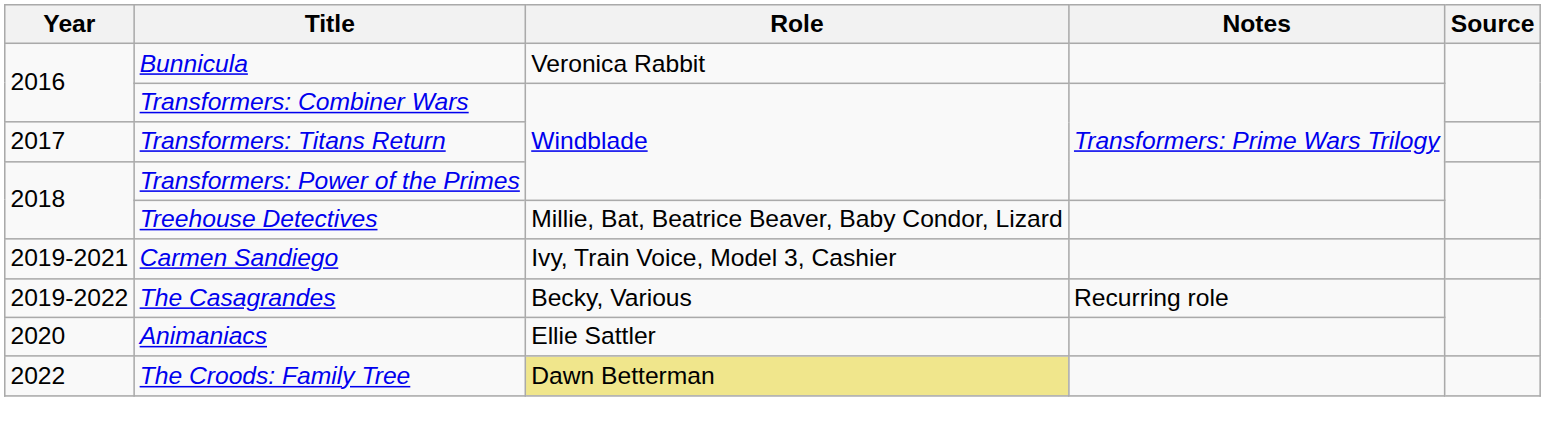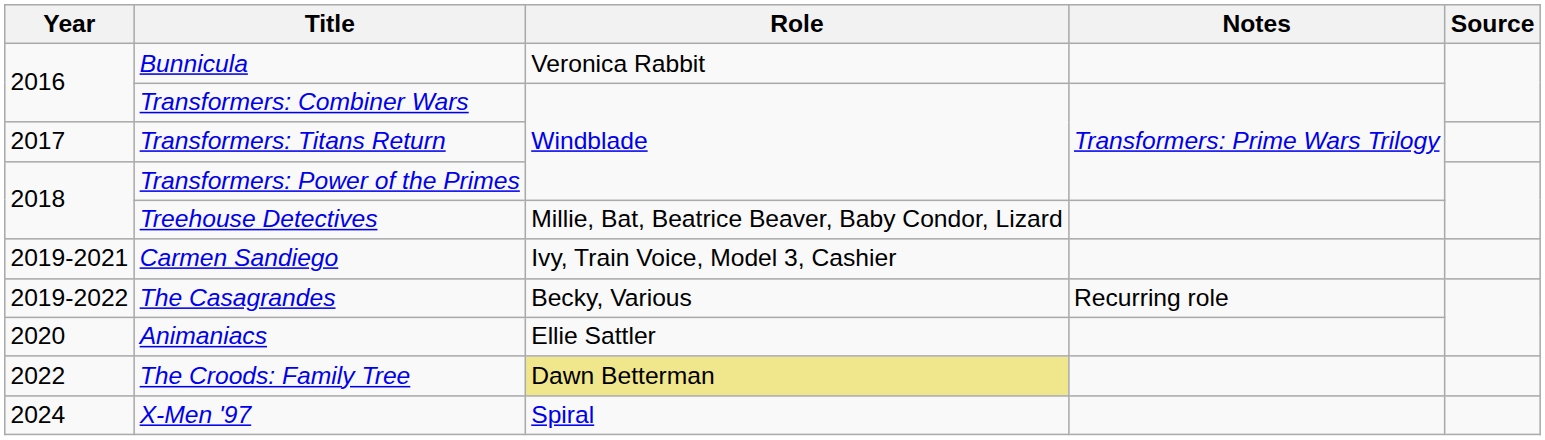+ row: (195, 414)
